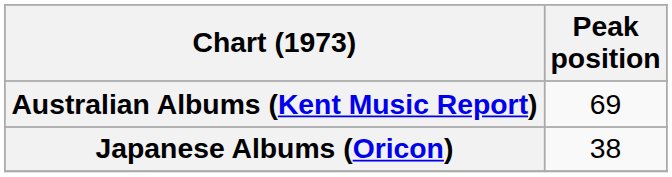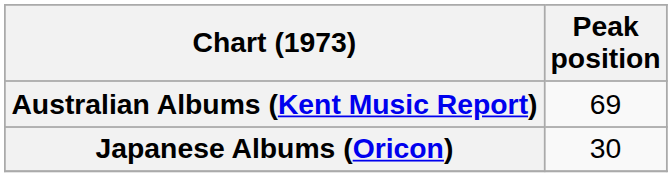(606, 148) 38 -> (606, 148) 30
